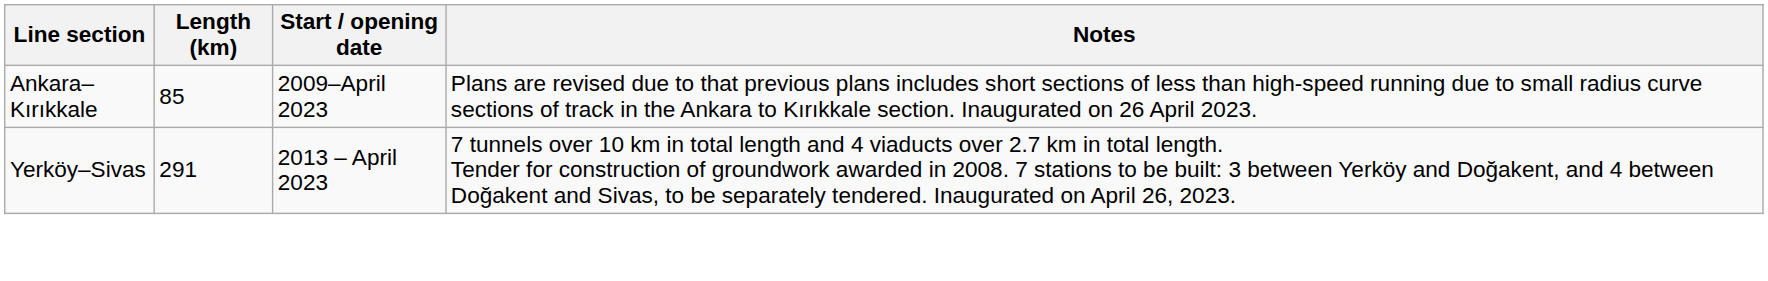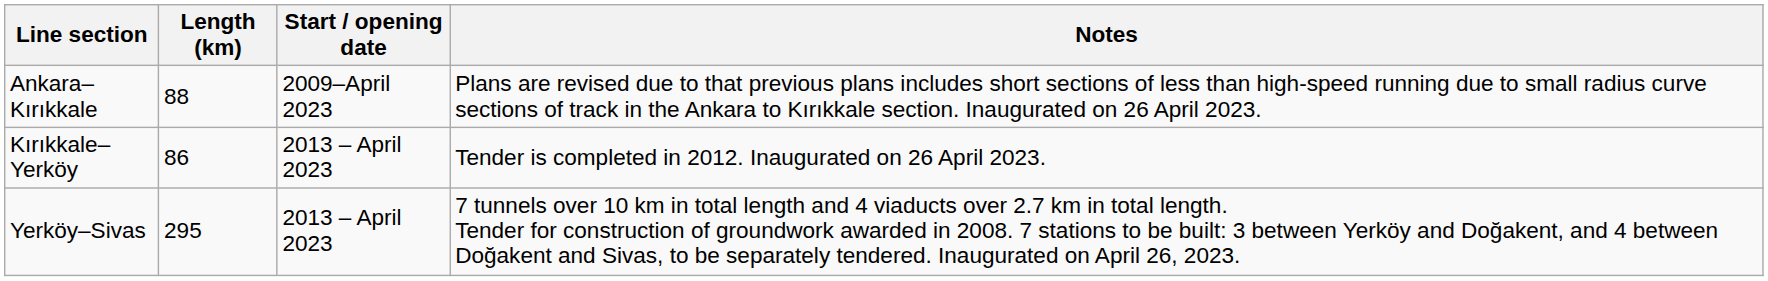(172, 96) 85 -> (177, 96) 88
+ row: (60, 157)
(178, 170) 291 -> (183, 231) 295
